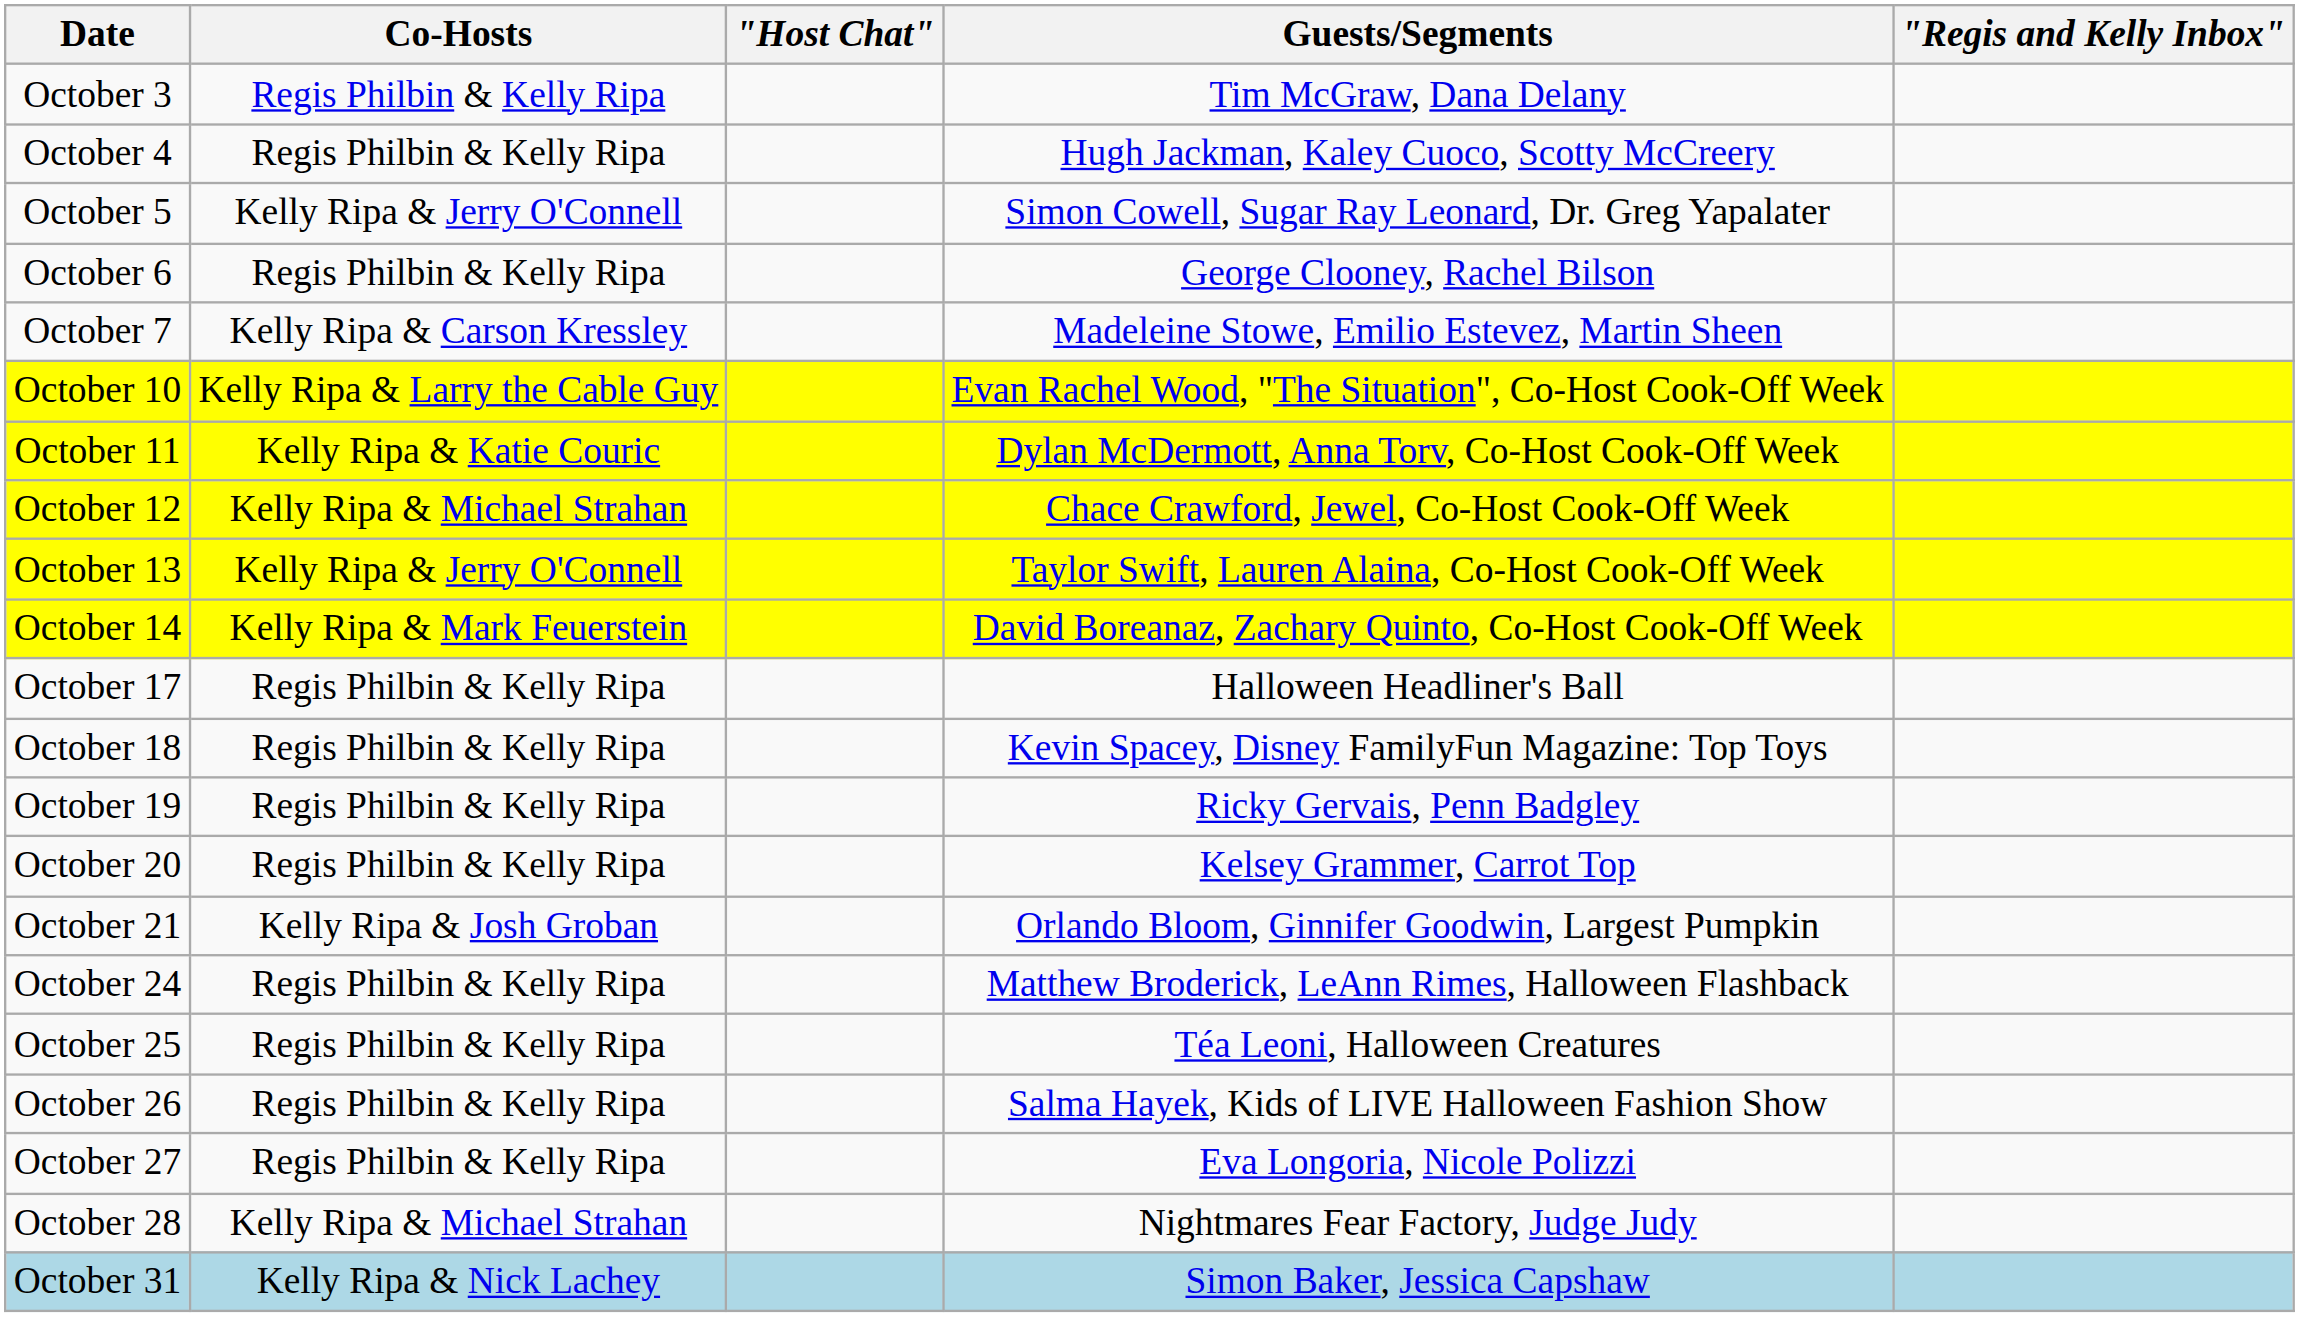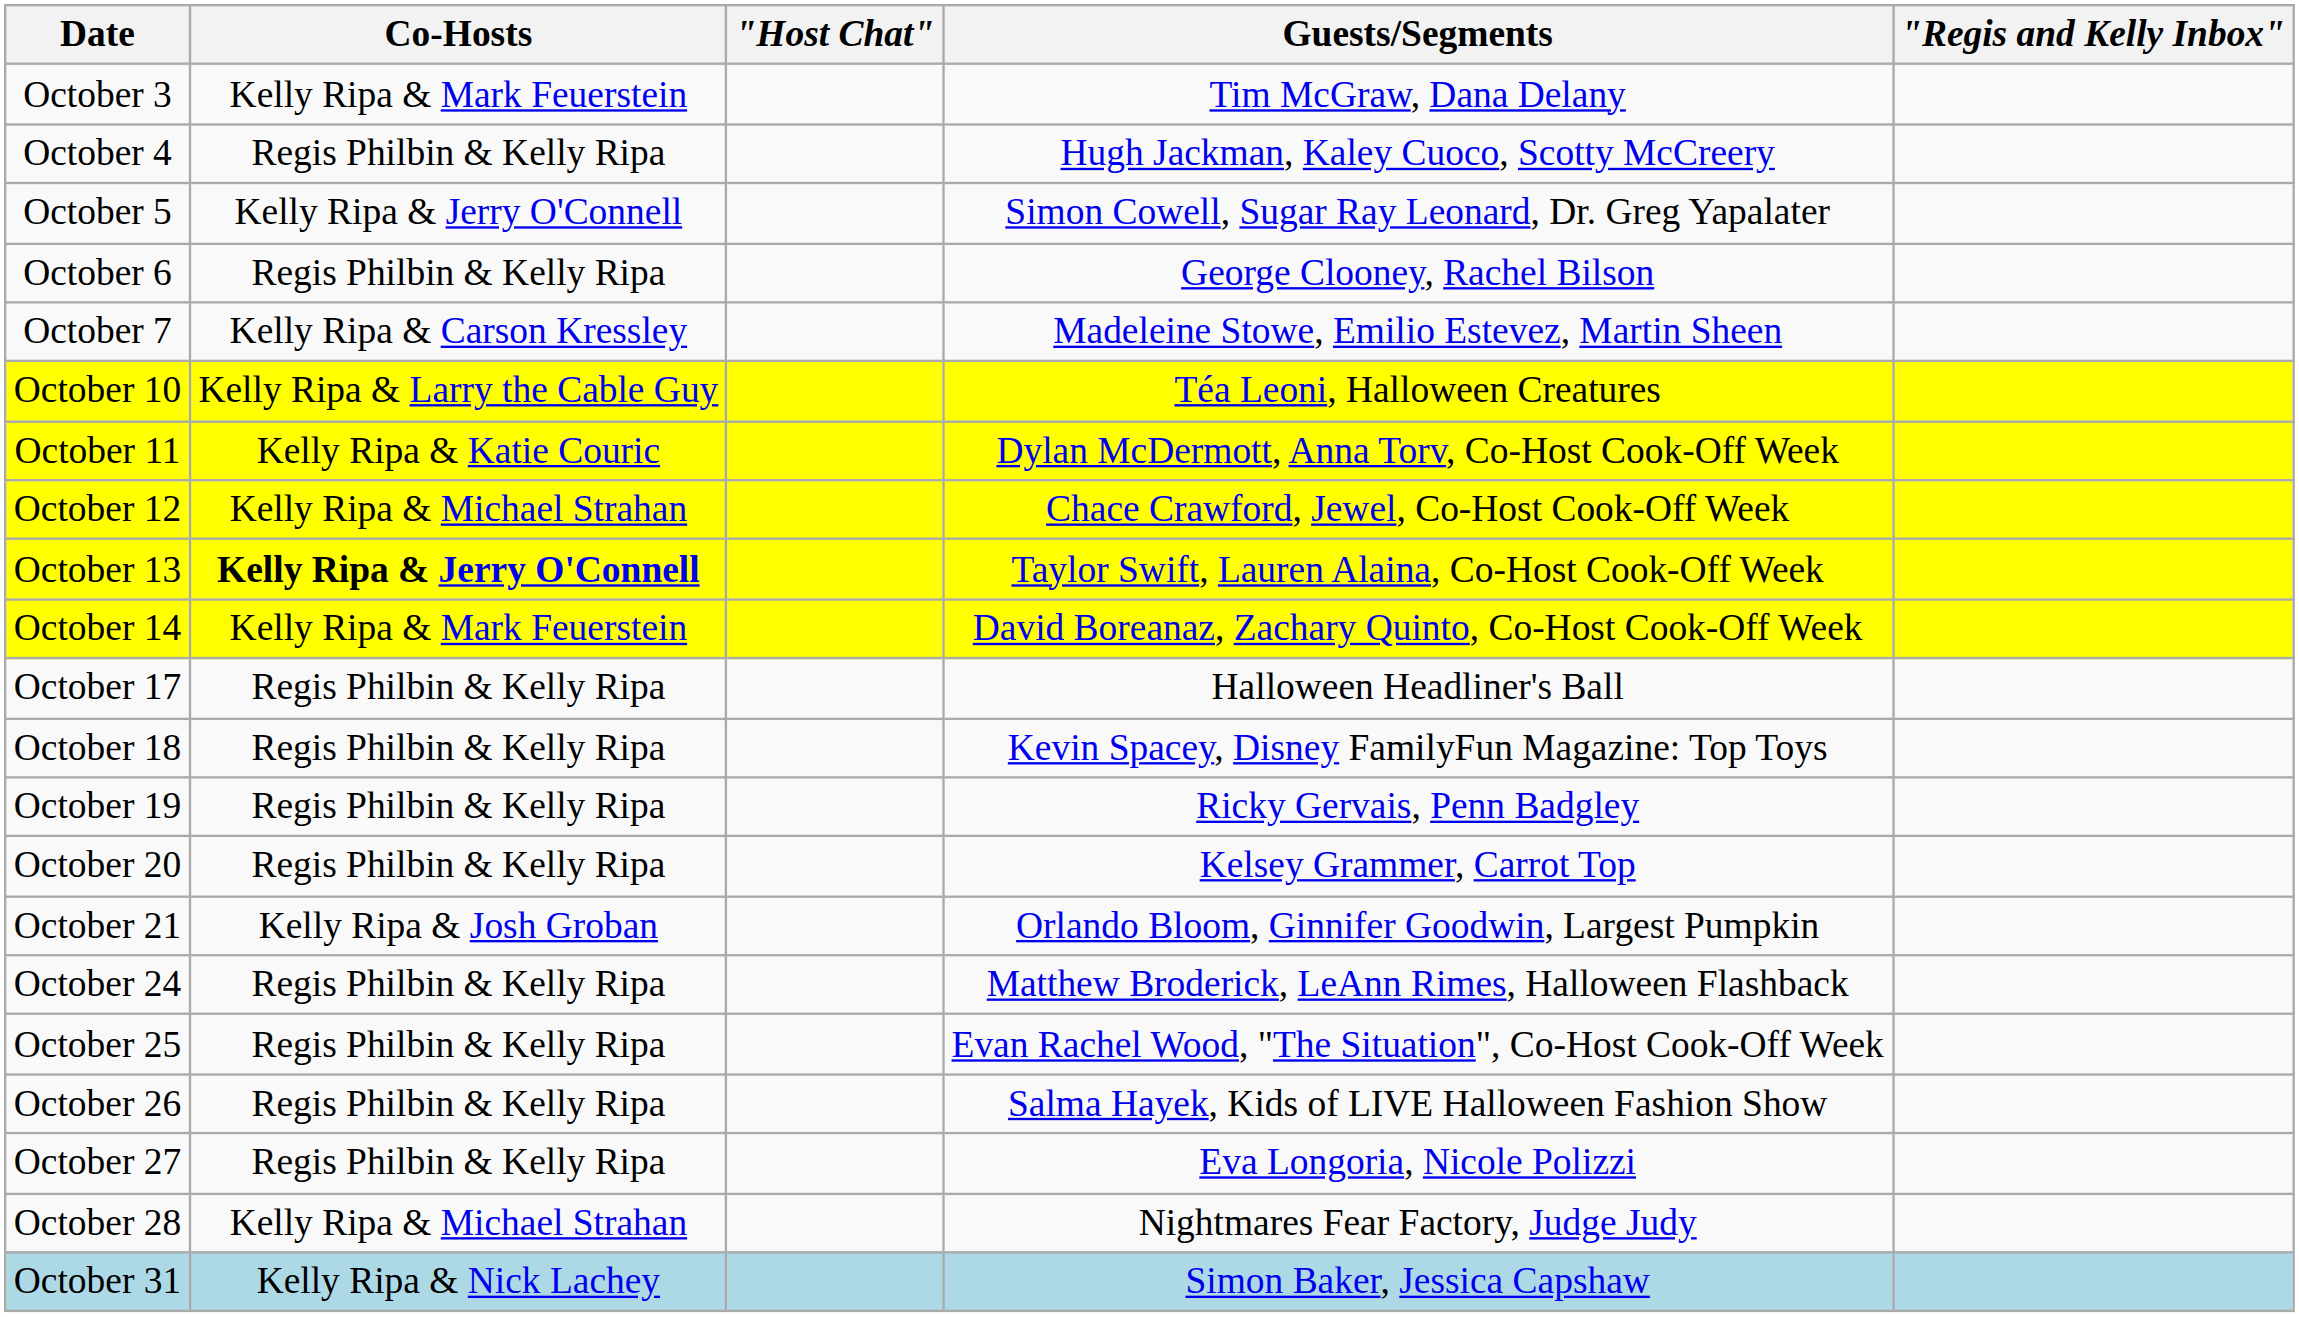(458, 93) Regis Philbin & Kelly Ripa -> (458, 93) Kelly Ripa & Mark Feuerstein
(1418, 390) Evan Rachel Wood, "The Situation", Co-Host Cook-Off Week -> (1418, 390) Téa Leoni, Halloween Creatures
(458, 568) normal -> (458, 568) bold
(1418, 1043) Téa Leoni, Halloween Creatures -> (1418, 1043) Evan Rachel Wood, "The Situation", Co-Host Cook-Off Week
